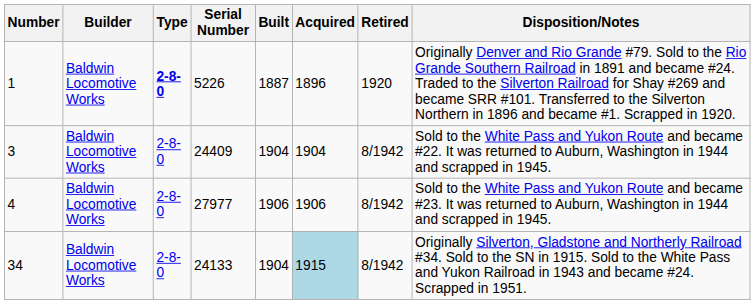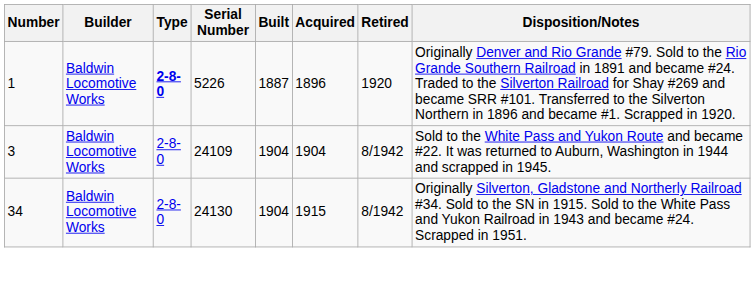(213, 151) 24409 -> (213, 151) 24109
- row: (11, 204)
(213, 265) 24133 -> (213, 212) 24130
(311, 265) lightblue background -> (311, 212) no background
